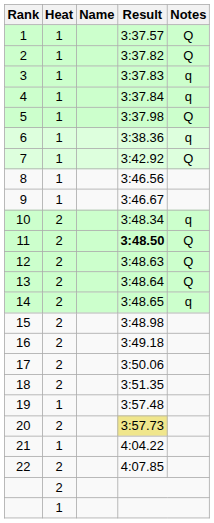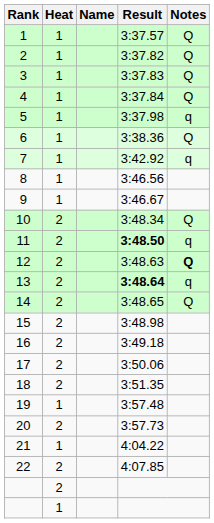(188, 76) q -> (188, 76) Q
(188, 96) q -> (188, 96) Q
(188, 117) Q -> (188, 117) q
(188, 138) q -> (188, 138) Q
(188, 158) Q -> (188, 158) q
(188, 220) q -> (188, 220) Q
(188, 240) Q -> (188, 240) q
(188, 261) normal -> (188, 261) bold
(142, 281) normal -> (142, 281) bold
(188, 281) Q -> (188, 281) q
(188, 302) q -> (188, 302) Q
(142, 425) khaki background -> (142, 425) no background
